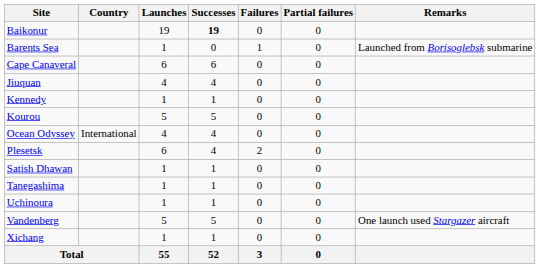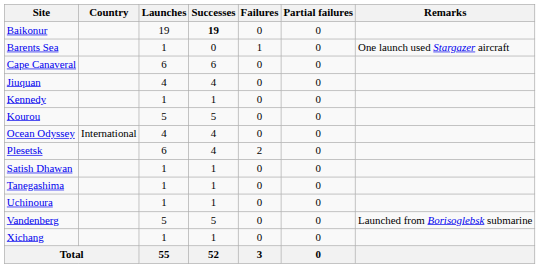(445, 47) Launched from Borisoglebsk submarine -> (434, 47) One launch used Stargazer aircraft
(434, 220) One launch used Stargazer aircraft -> (445, 220) Launched from Borisoglebsk submarine
